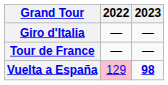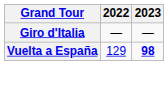- row: (52, 51)
(116, 70) pink background -> (116, 51) no background
